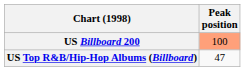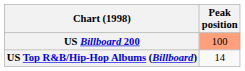(220, 58) 47 -> (220, 58) 14
